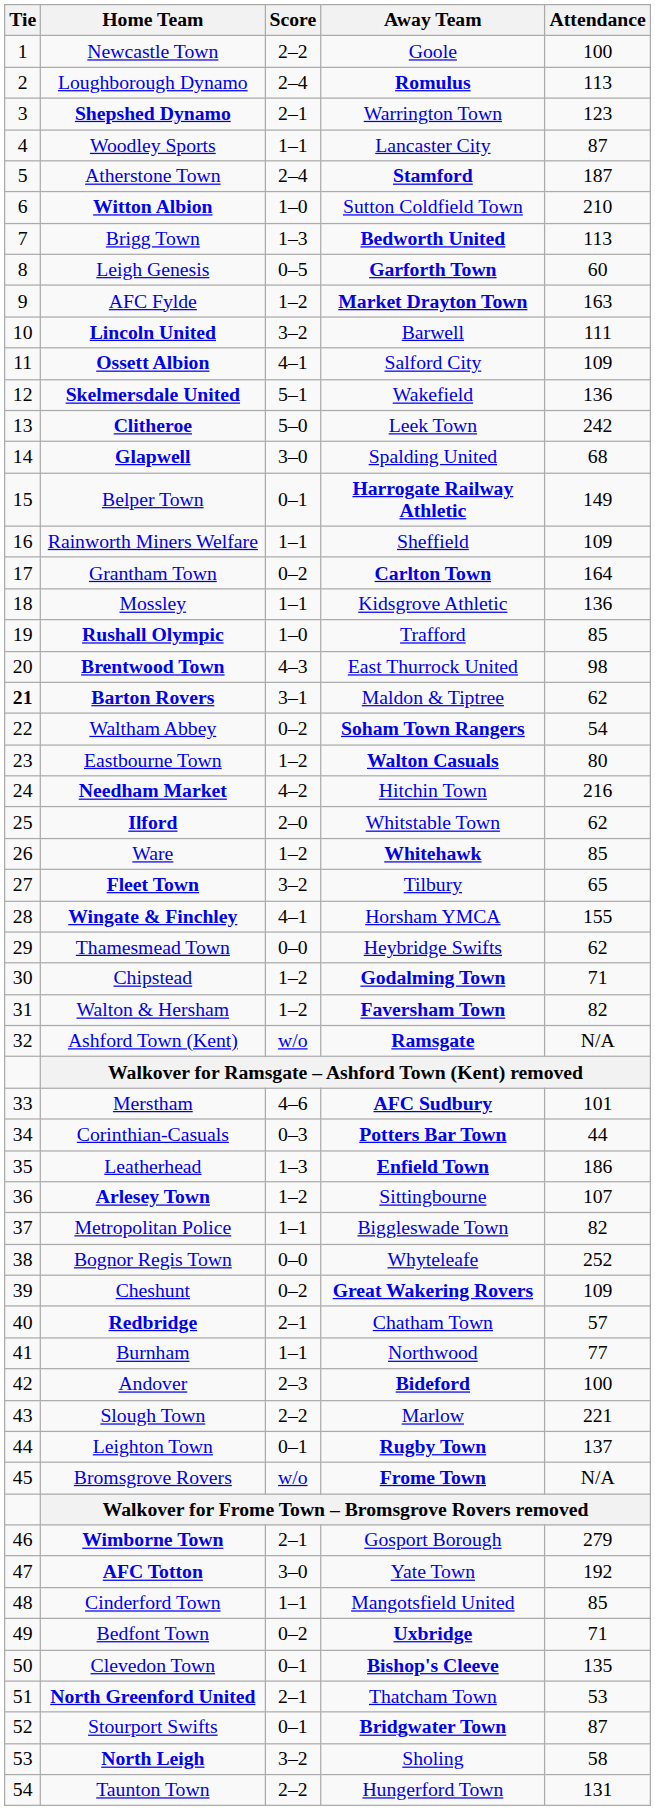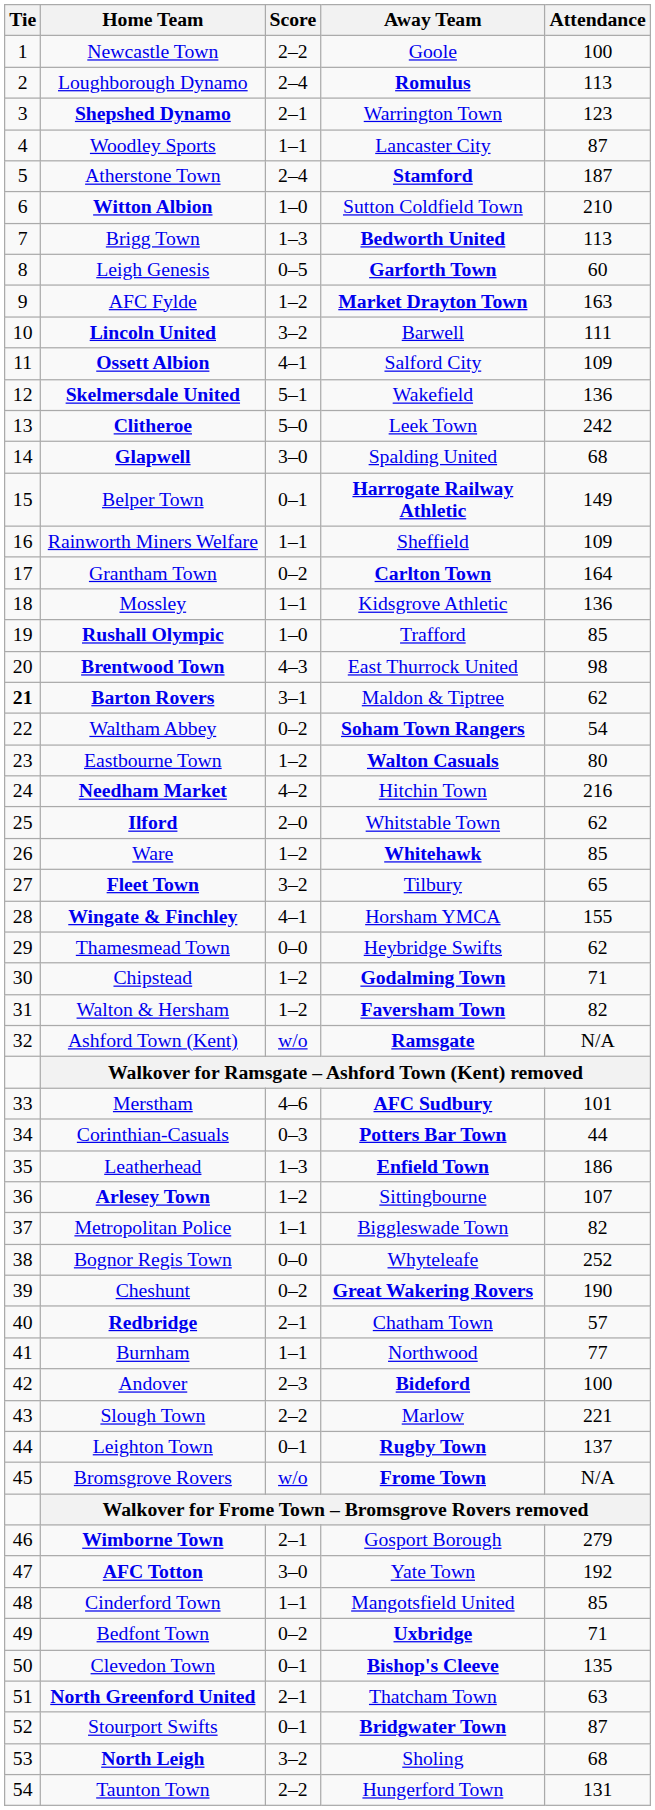(598, 1290) 109 -> (598, 1290) 190
(598, 1696) 53 -> (598, 1696) 63
(598, 1758) 58 -> (598, 1758) 68
